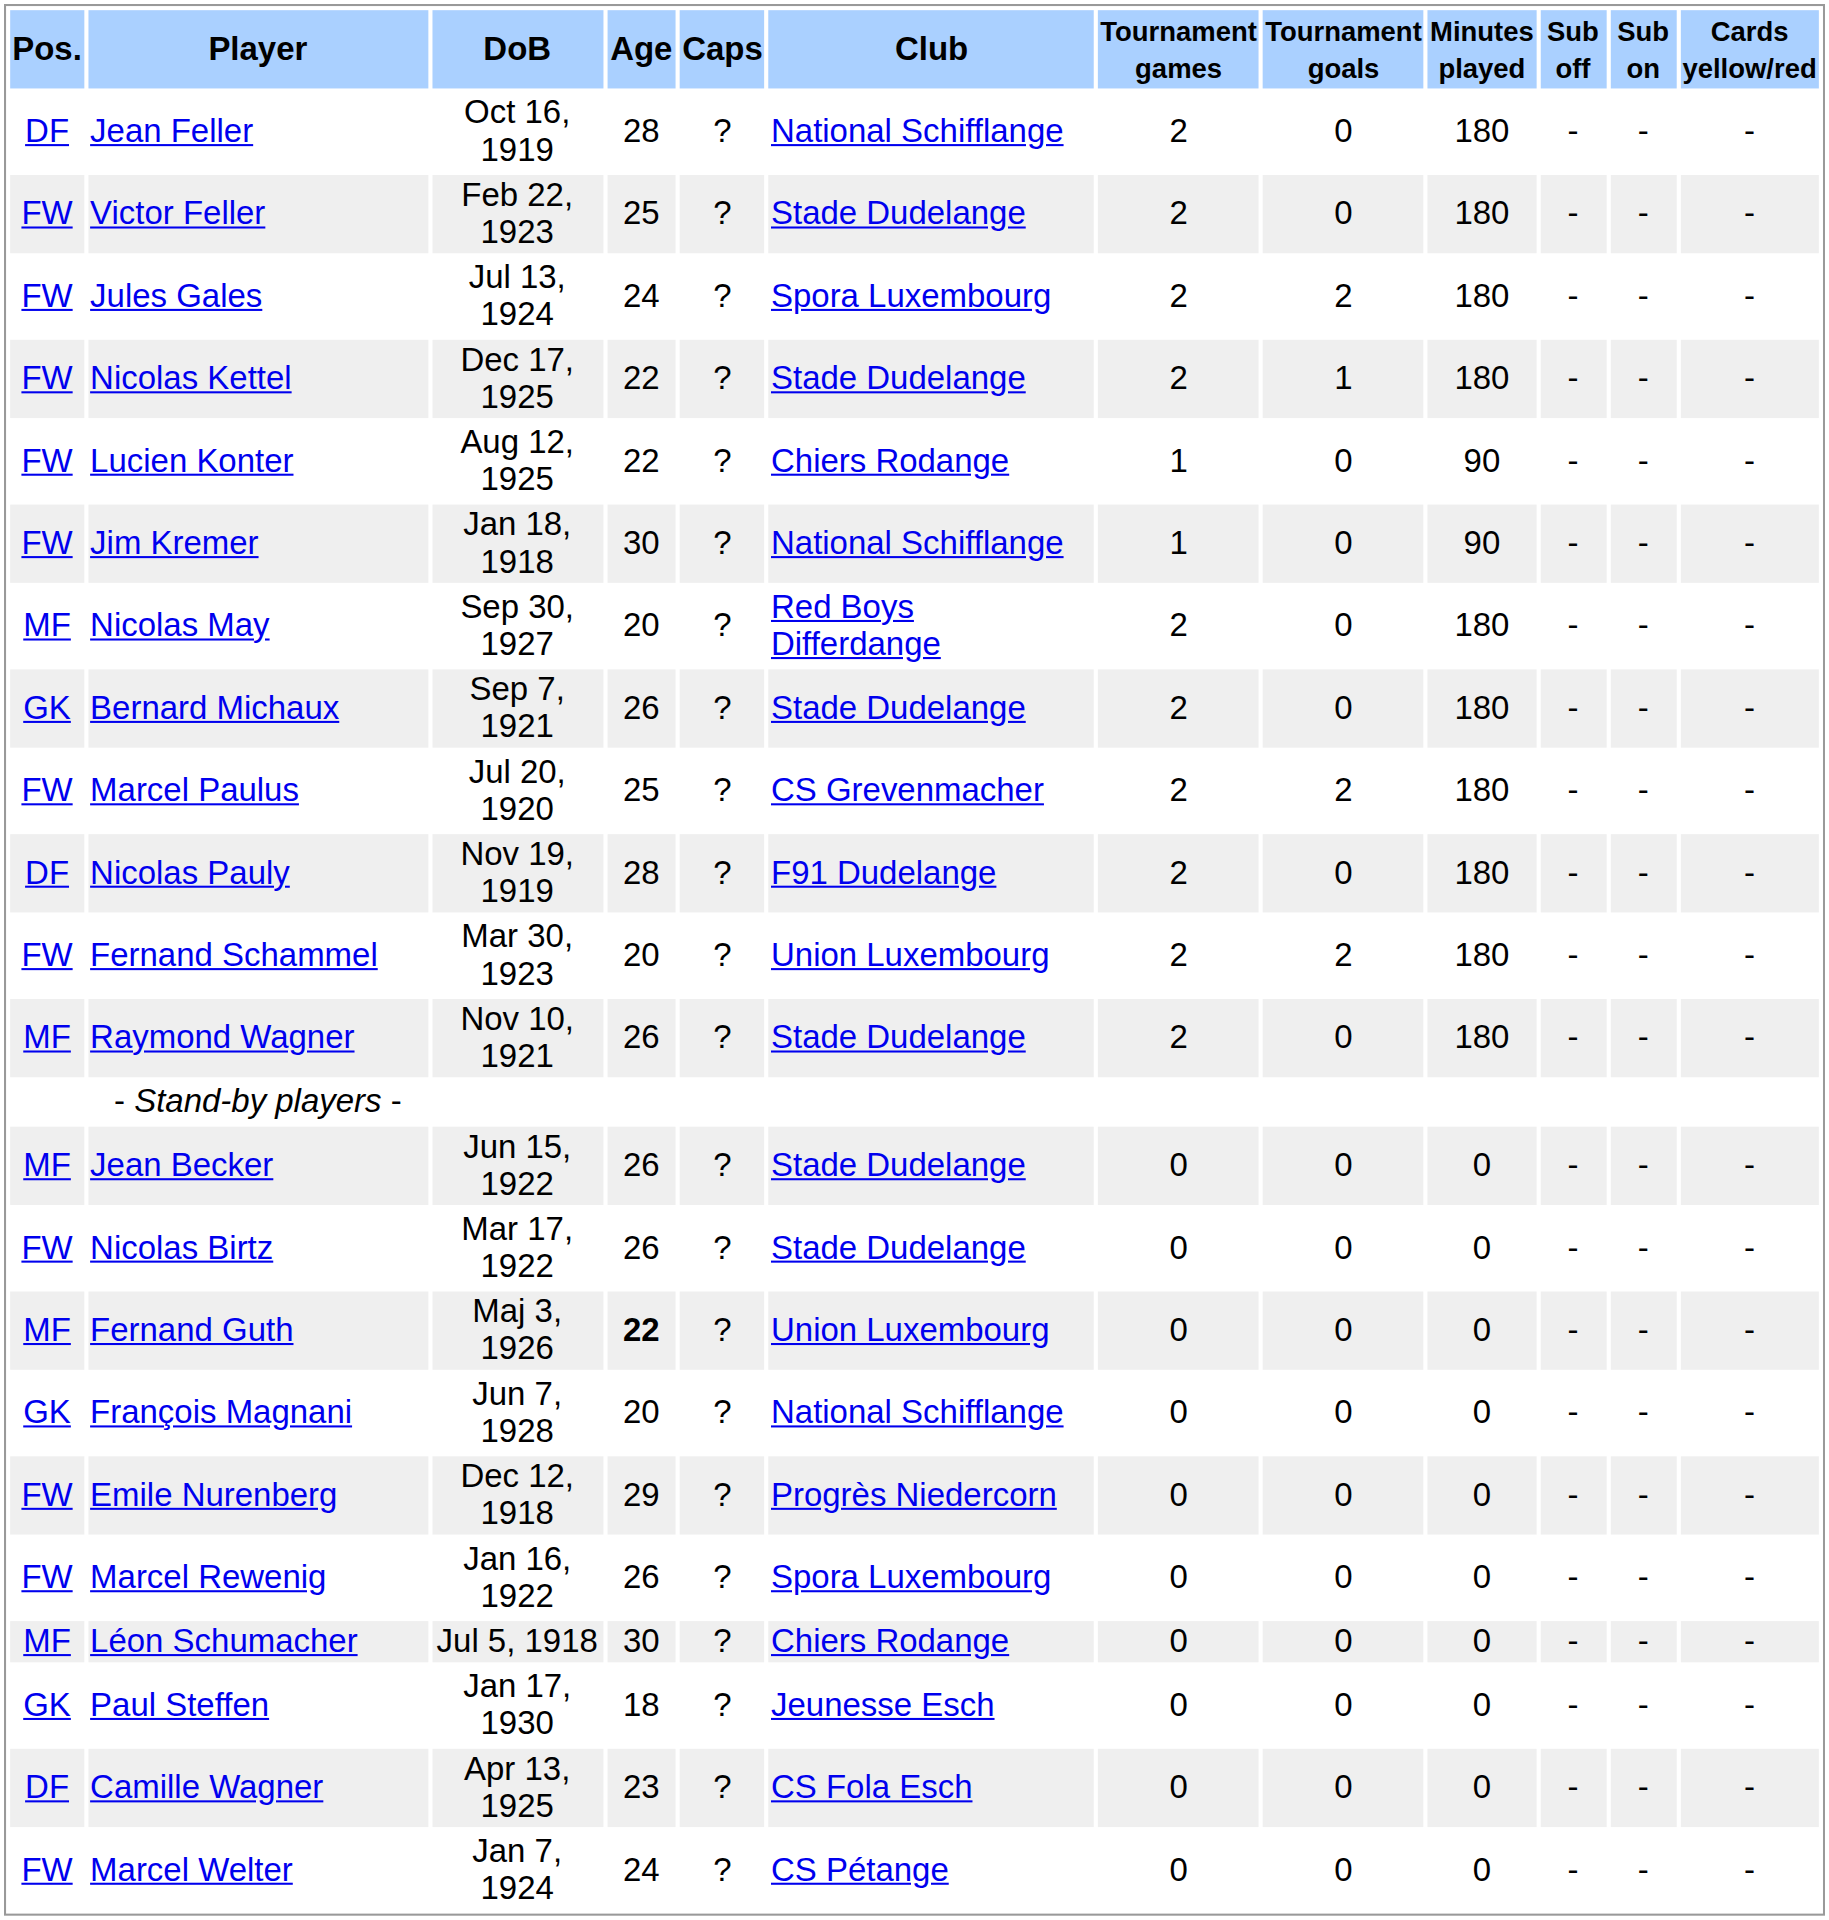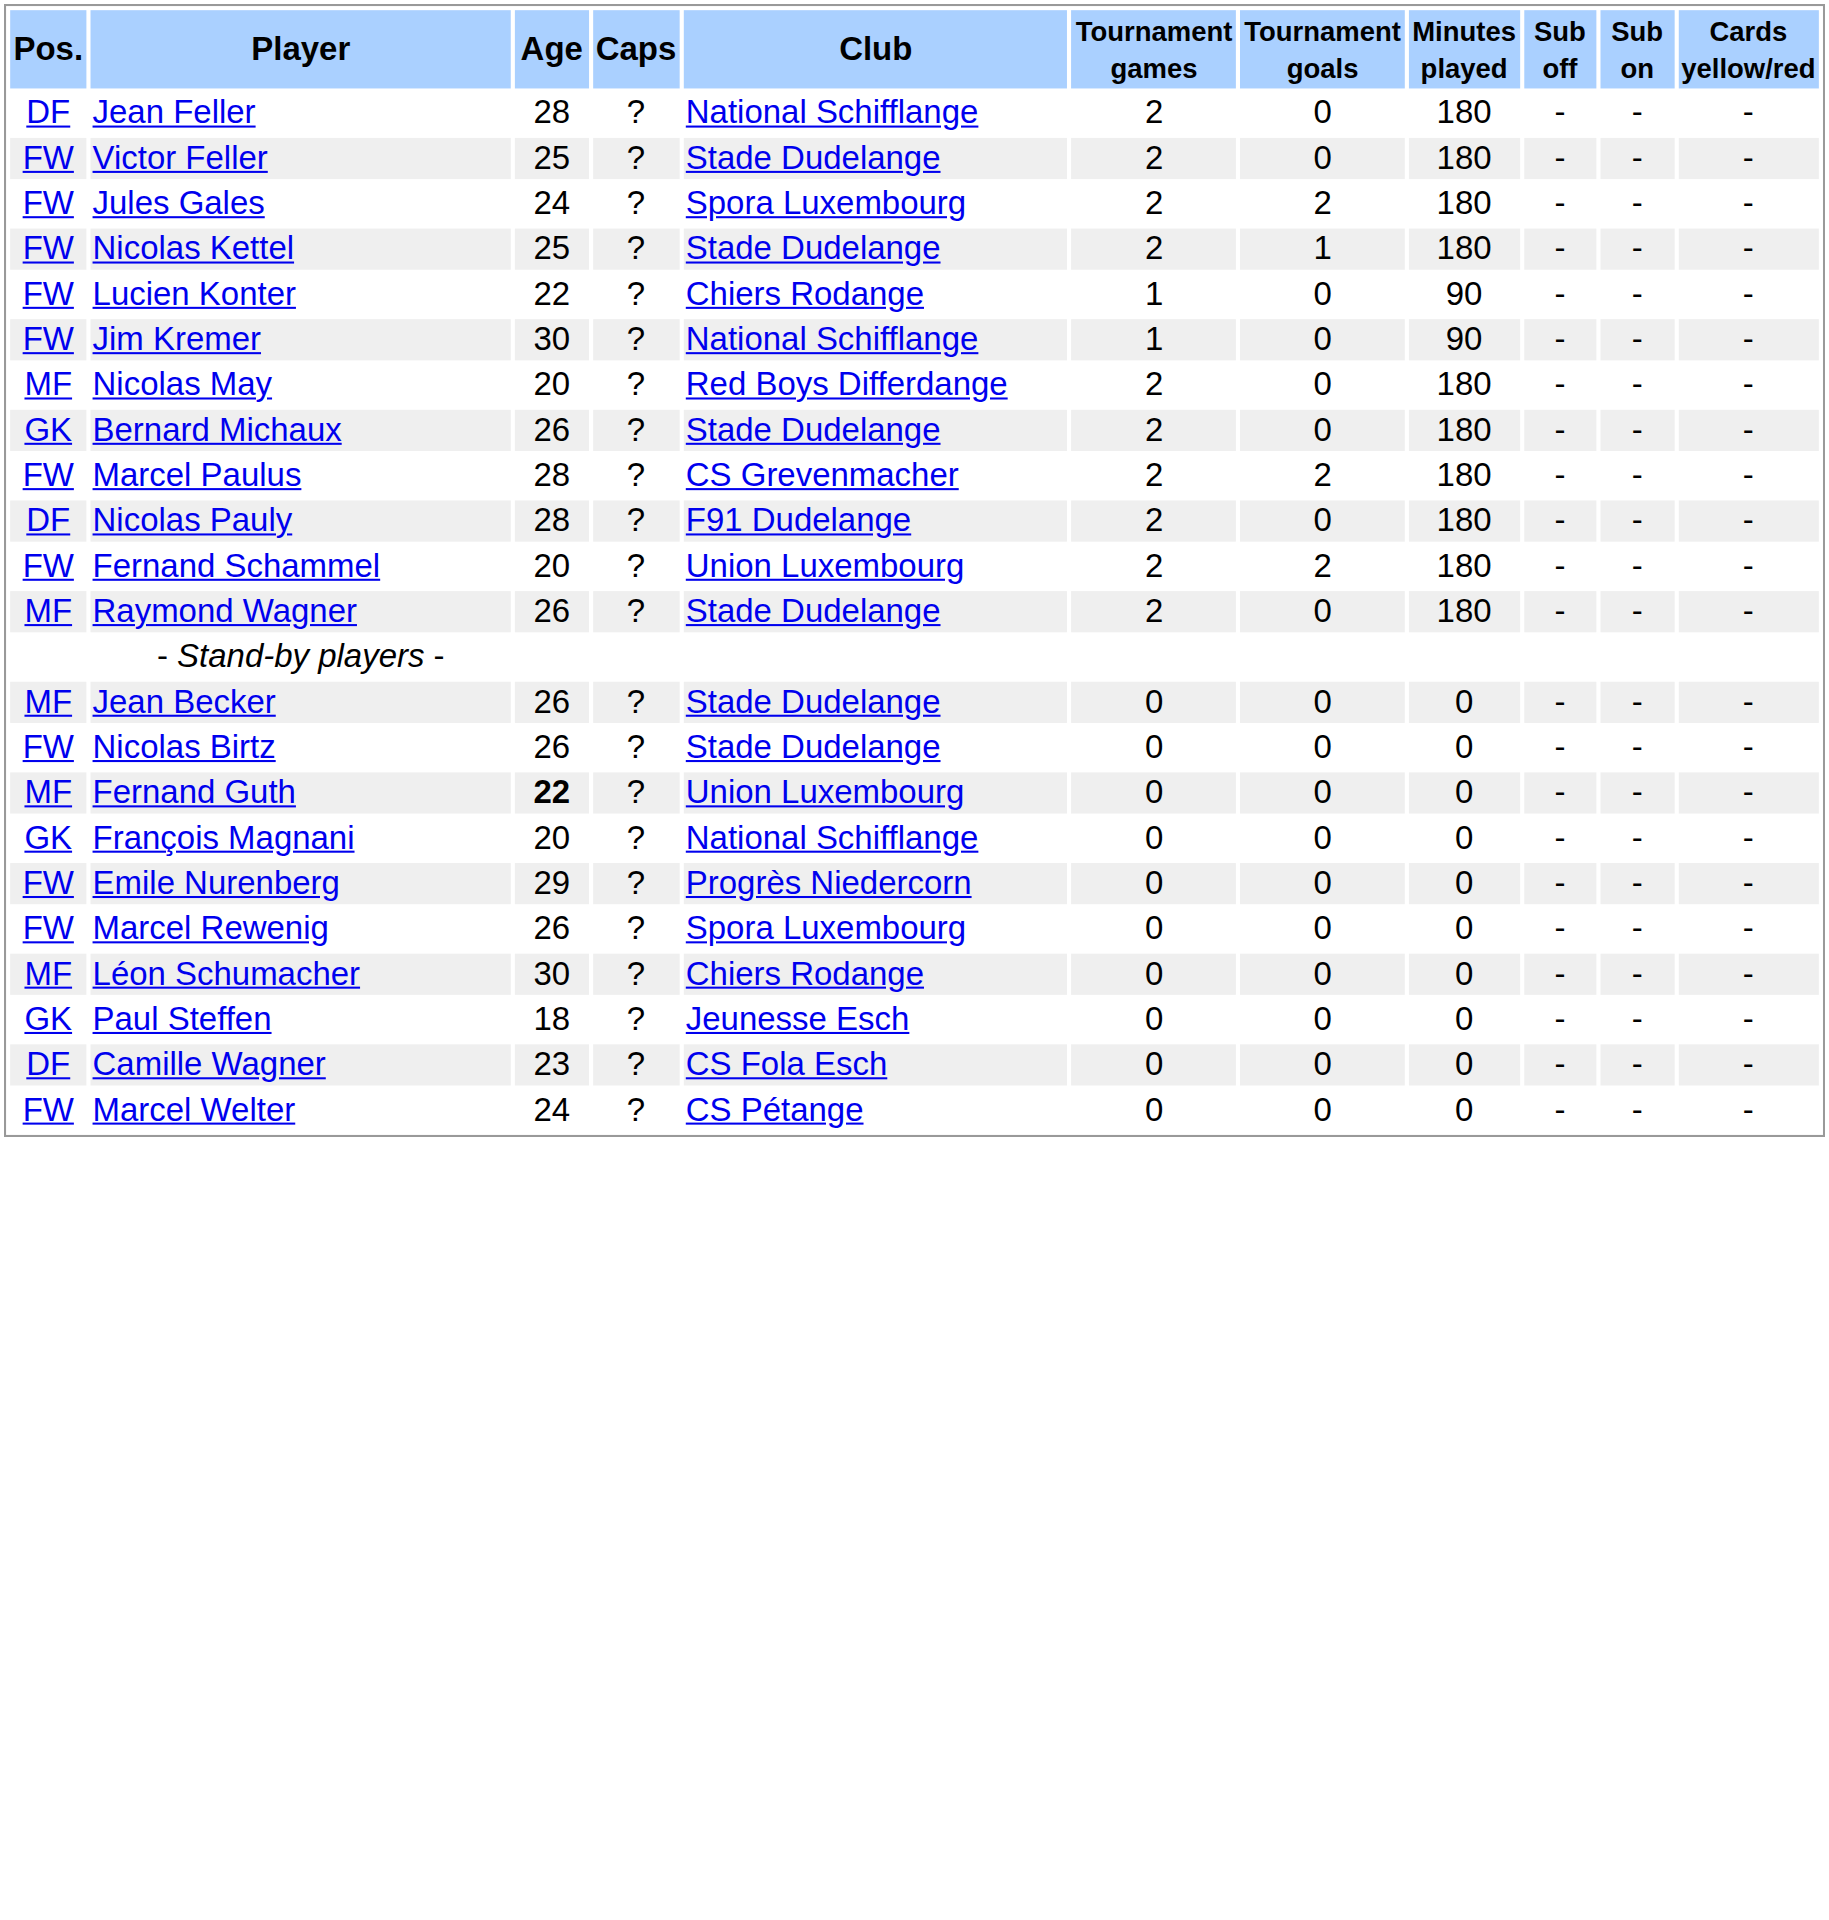- column: (517, 48)
(641, 378) 22 -> (552, 248) 25
(641, 790) 25 -> (552, 475) 28
